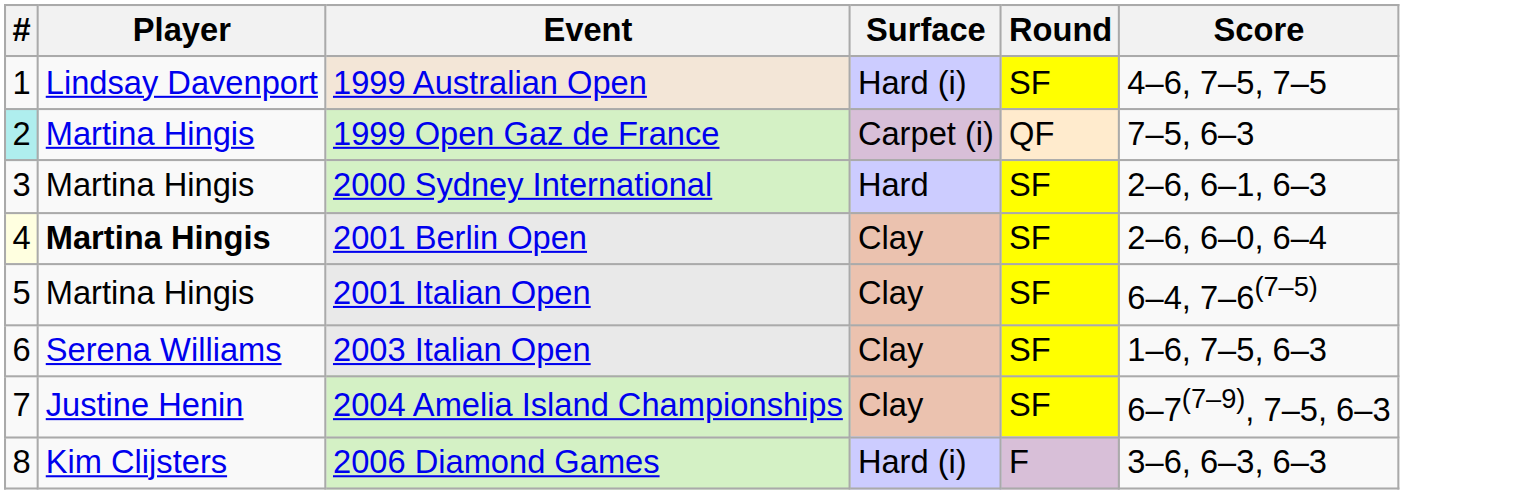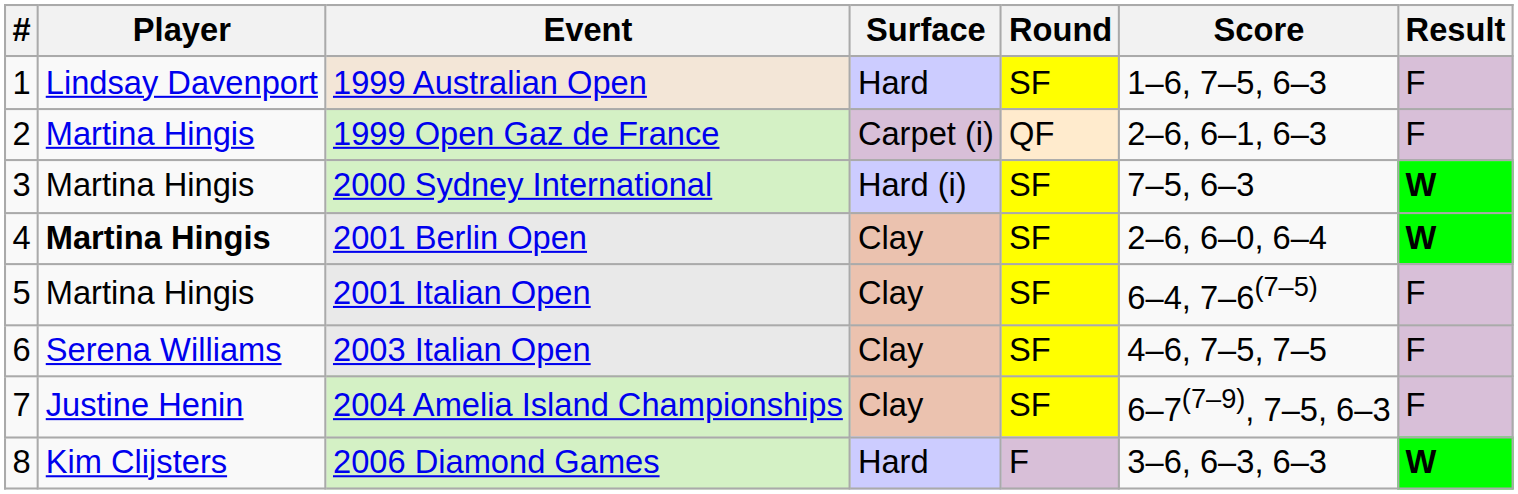+ column: (1455, 30)
(912, 82) Hard (i) -> (893, 82) Hard
(1227, 82) 4–6, 7–5, 7–5 -> (1227, 82) 1–6, 7–5, 6–3
(22, 133) paleturquoise background -> (22, 133) no background
(1191, 133) 7–5, 6–3 -> (1227, 133) 2–6, 6–1, 6–3
(893, 185) Hard -> (912, 185) Hard (i)
(1227, 185) 2–6, 6–1, 6–3 -> (1191, 185) 7–5, 6–3
(22, 237) lightyellow background -> (22, 237) no background
(1227, 349) 1–6, 7–5, 6–3 -> (1227, 349) 4–6, 7–5, 7–5
(912, 462) Hard (i) -> (893, 462) Hard
